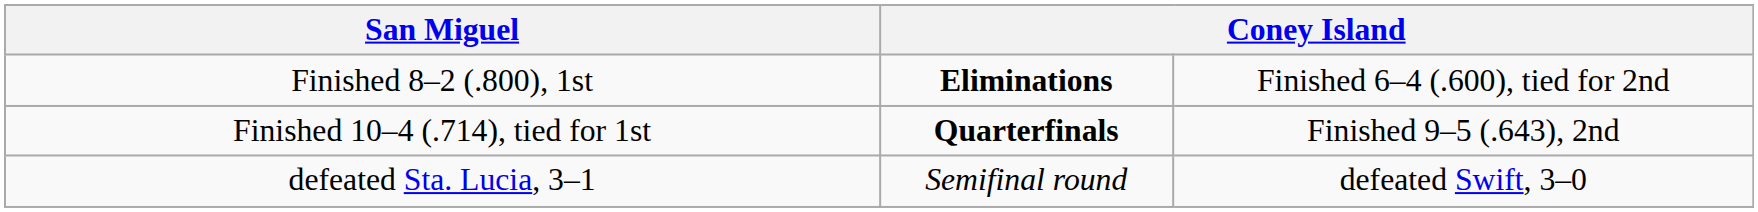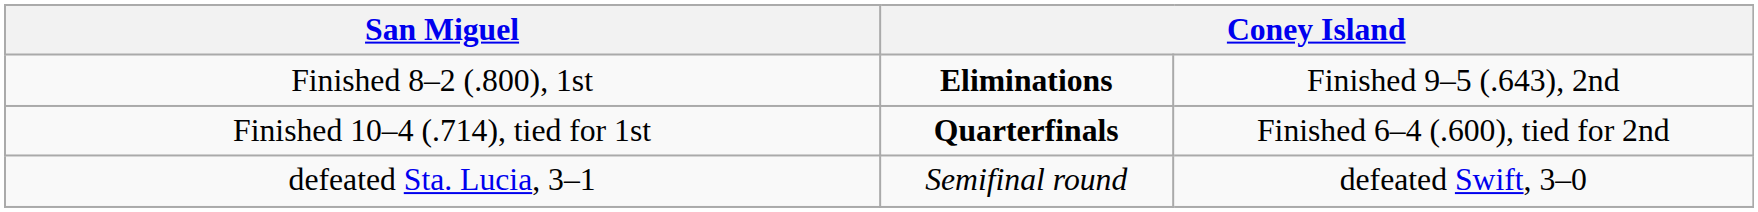(1463, 79) Finished 6–4 (.600), tied for 2nd -> (1463, 79) Finished 9–5 (.643), 2nd
(1463, 130) Finished 9–5 (.643), 2nd -> (1463, 130) Finished 6–4 (.600), tied for 2nd
